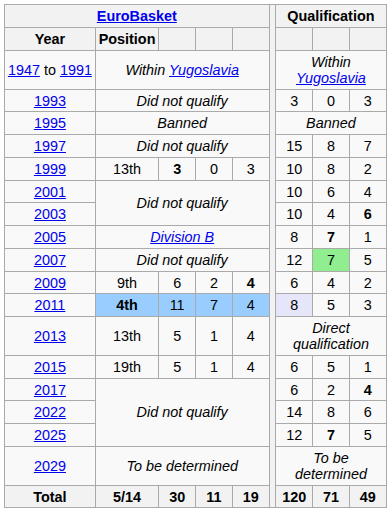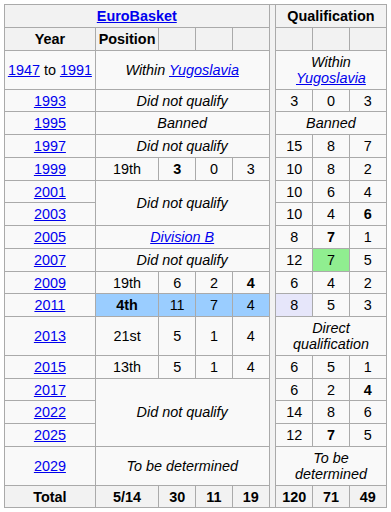(127, 169) 13th -> (127, 169) 19th
(127, 283) 9th -> (127, 283) 19th
(127, 336) 13th -> (127, 336) 21st
(127, 367) 19th -> (127, 367) 13th
